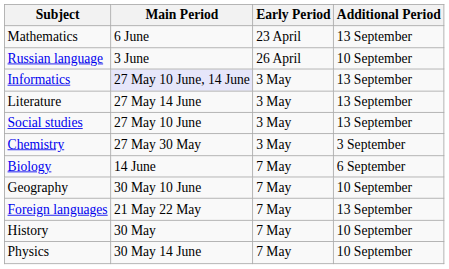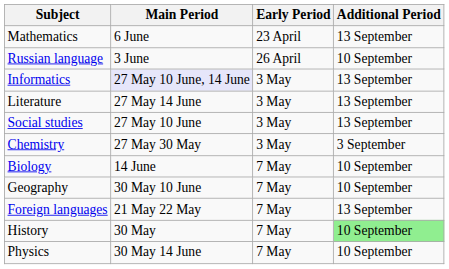(371, 166) 6 September -> (374, 166) 10 September
(374, 230) no background -> (374, 230) lightgreen background
